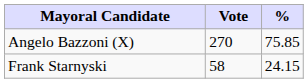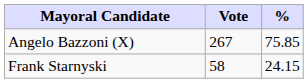(221, 41) 270 -> (221, 41) 267
